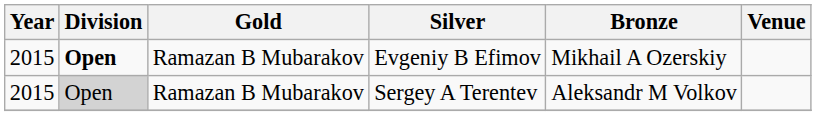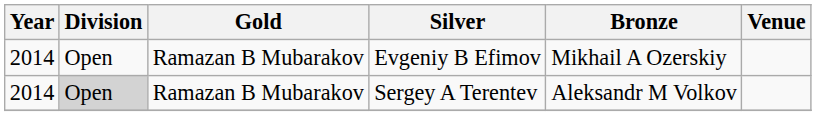(32, 57) 2015 -> (32, 57) 2014
(91, 57) bold -> (89, 57) normal
(32, 92) 2015 -> (32, 92) 2014
